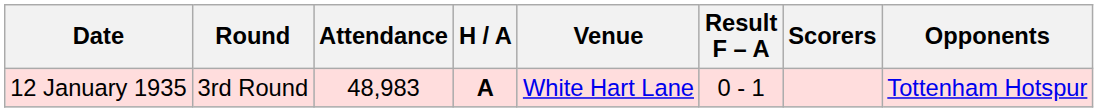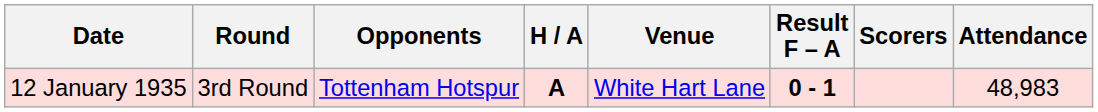columns swapped: (987, 36) <-> (384, 36)
(741, 87) normal -> (812, 87) bold
